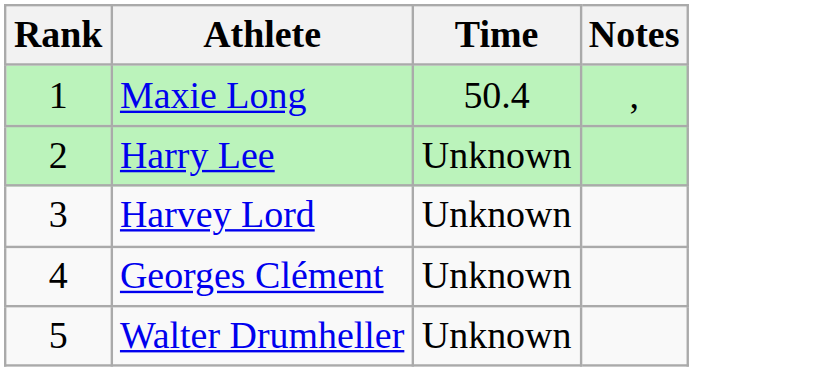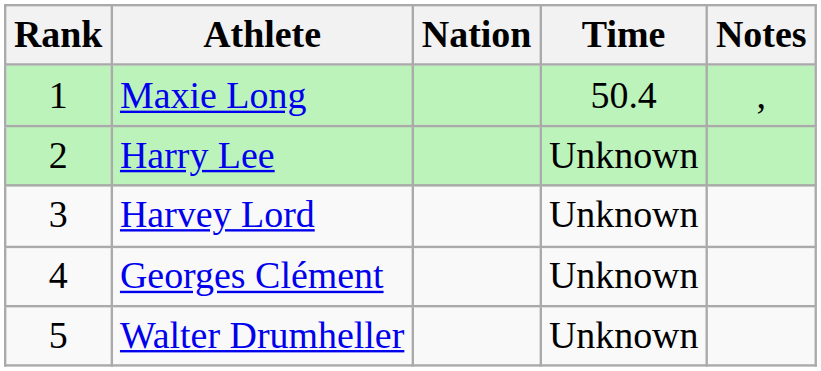+ column: (477, 34)
